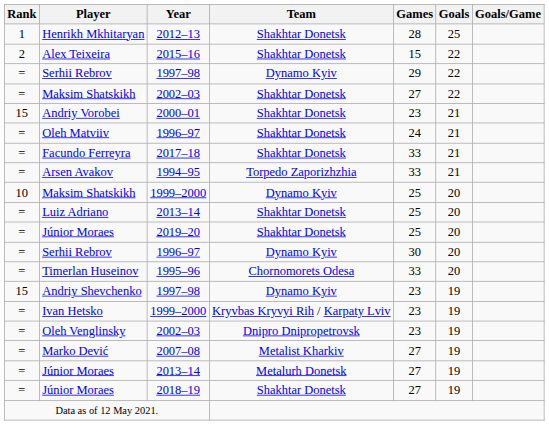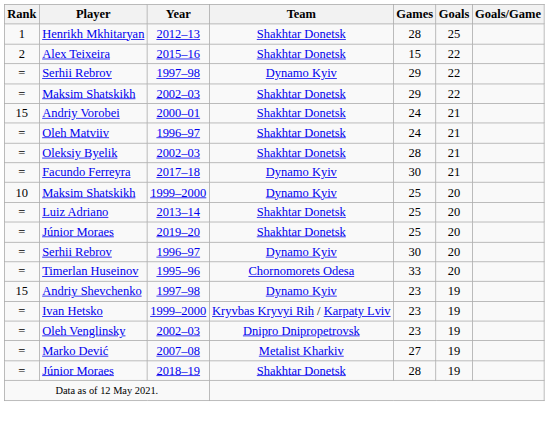(415, 93) 27 -> (415, 93) 29
(415, 113) 23 -> (415, 113) 24
+ row: (80, 152)
(301, 152) Shakhtar Donetsk -> (301, 172) Dynamo Kyiv
(415, 152) 33 -> (415, 172) 30
- row: (78, 172)
- row: (78, 370)
(415, 390) 27 -> (415, 370) 28
